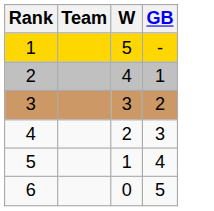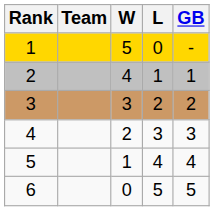+ column: (158, 18)
